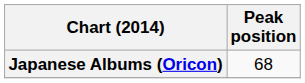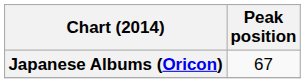(263, 63) 68 -> (263, 63) 67
